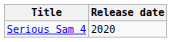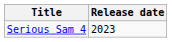(103, 29) 2020 -> (103, 29) 2023
